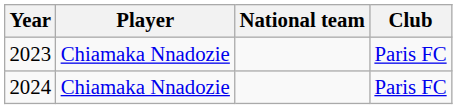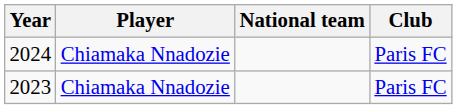rows swapped: (30, 86) <-> (30, 53)
